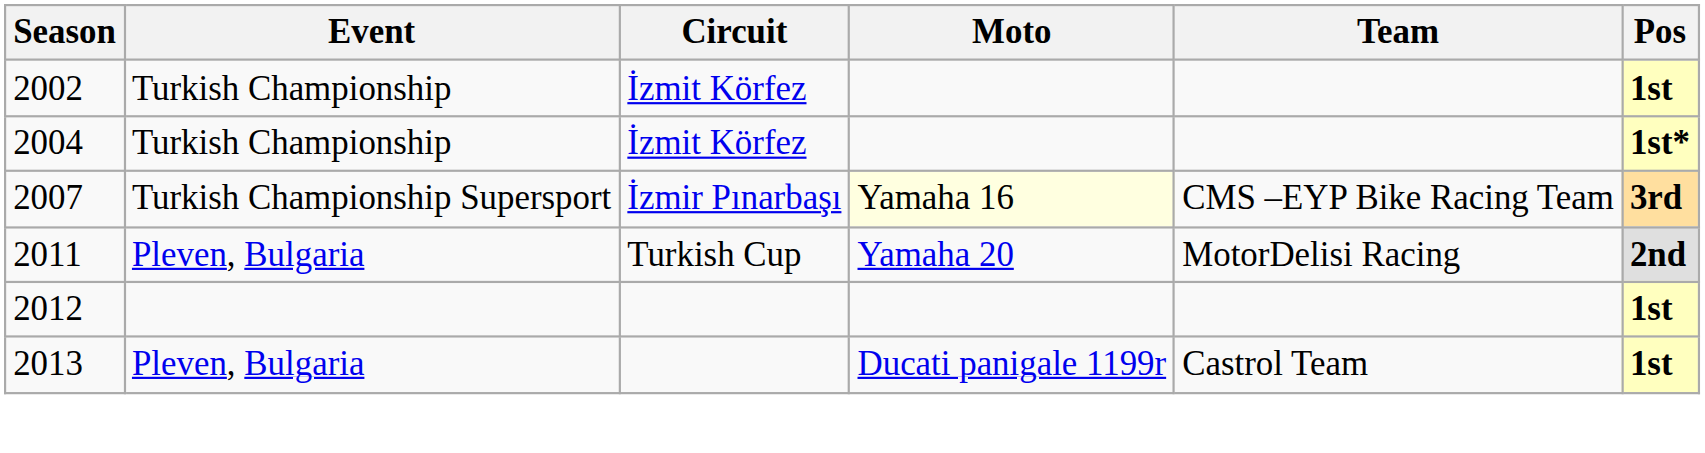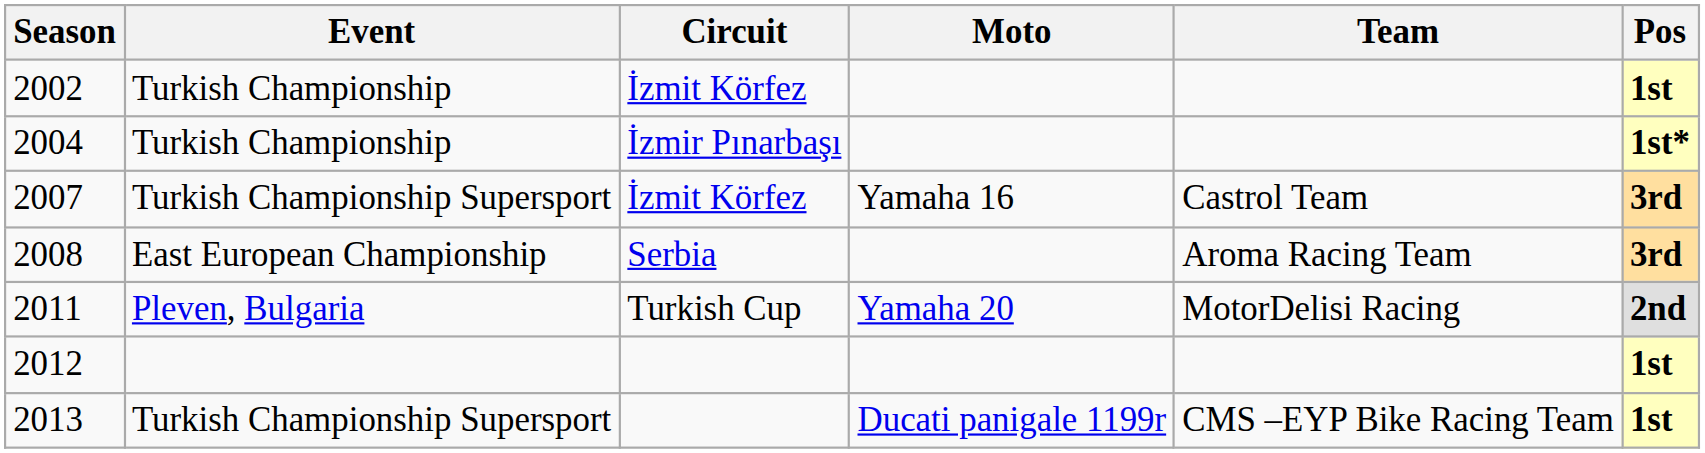(717, 142) İzmit Körfez -> (734, 142) İzmir Pınarbaşı
(734, 198) İzmir Pınarbaşı -> (717, 198) İzmit Körfez
(936, 198) lightyellow background -> (936, 198) no background
(1398, 198) CMS –EYP Bike Racing Team -> (1275, 198) Castrol Team
+ row: (48, 253)
(248, 364) Pleven, Bulgaria -> (372, 419) Turkish Championship Supersport
(1275, 364) Castrol Team -> (1398, 419) CMS –EYP Bike Racing Team
